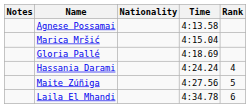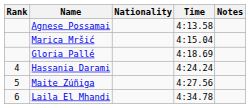columns swapped: (233, 11) <-> (20, 11)
